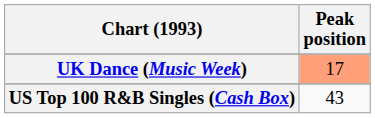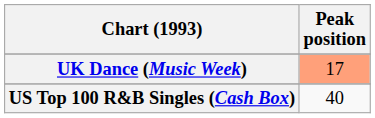(335, 98) 43 -> (335, 98) 40
